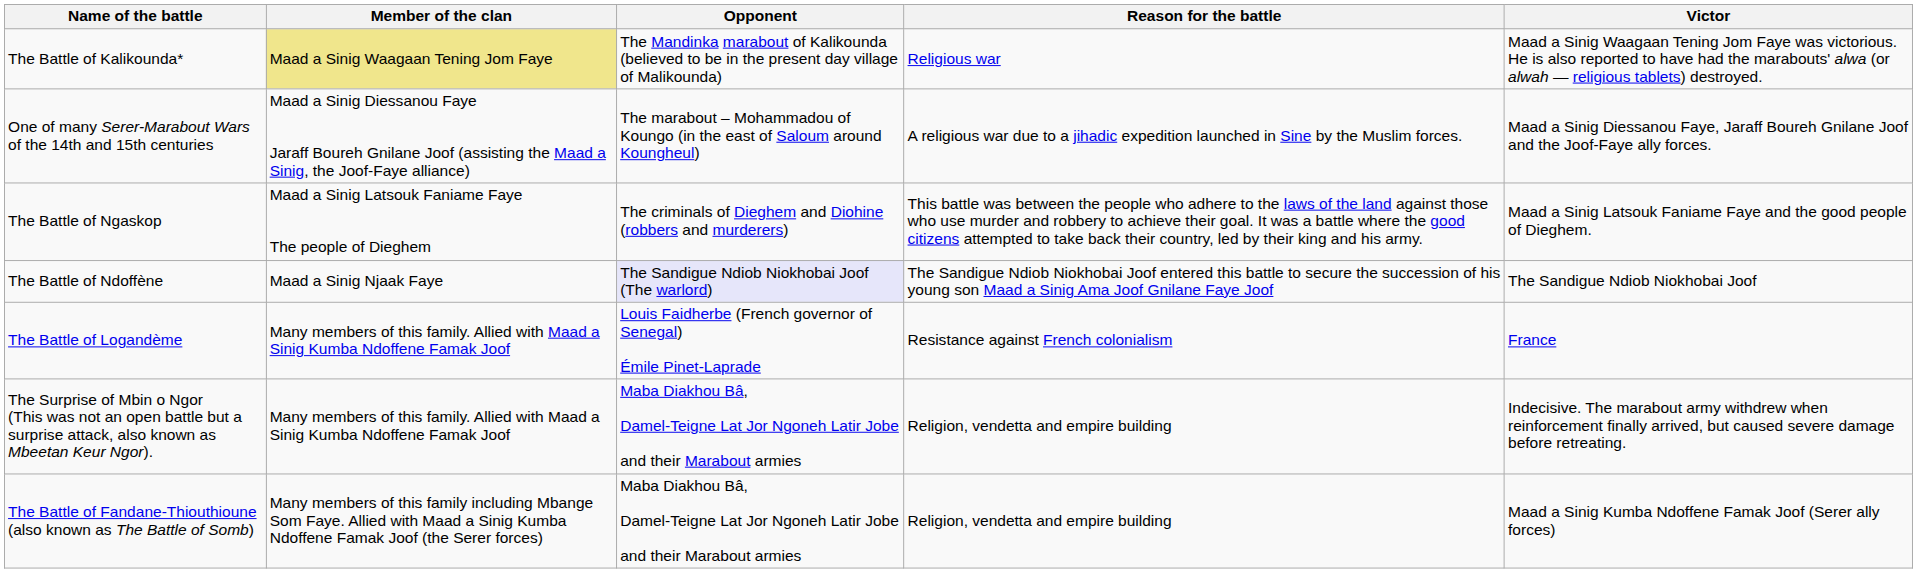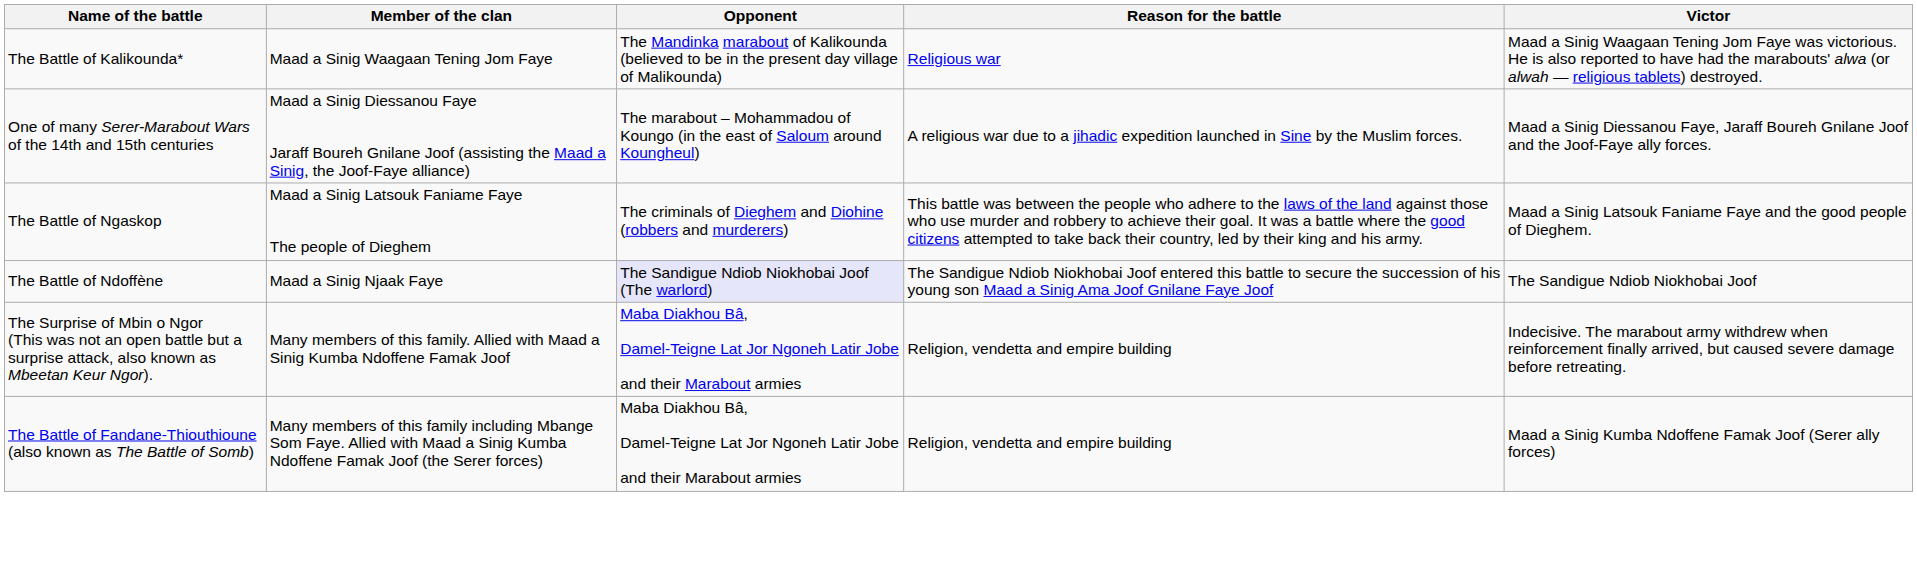(411, 58) khaki background -> (411, 58) no background
- row: (95, 340)
